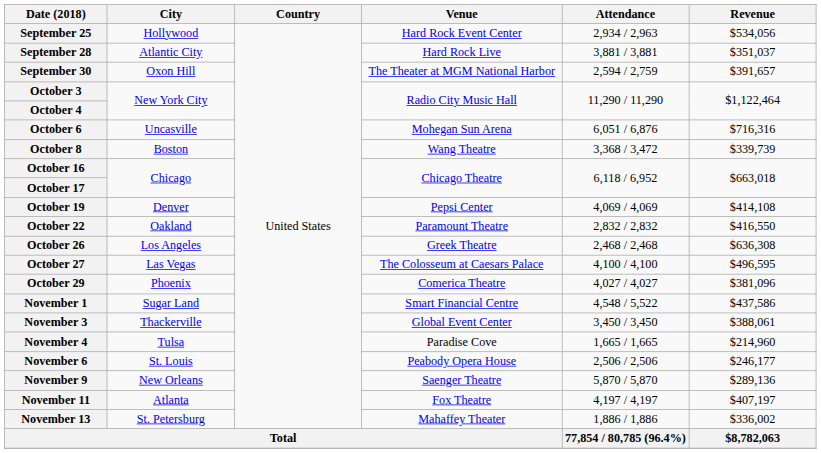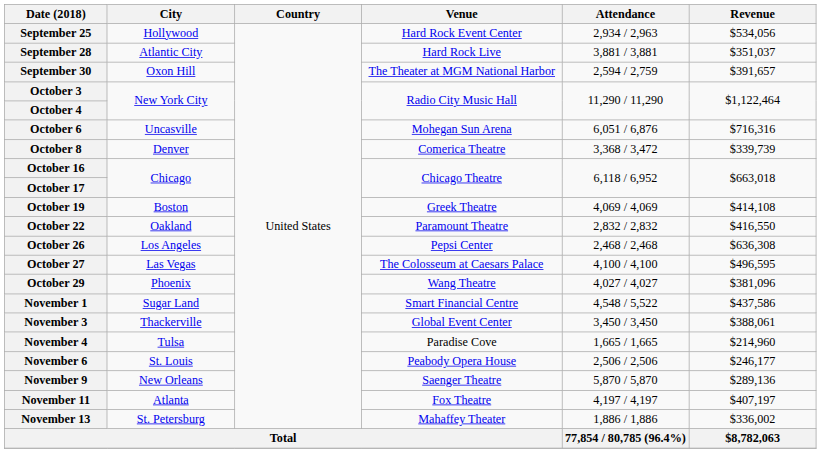(171, 149) Boston -> (171, 149) Denver
(462, 149) Wang Theatre -> (462, 149) Comerica Theatre
(171, 206) Denver -> (171, 206) Boston
(462, 206) Pepsi Center -> (462, 206) Greek Theatre
(462, 245) Greek Theatre -> (462, 245) Pepsi Center
(462, 284) Comerica Theatre -> (462, 284) Wang Theatre
